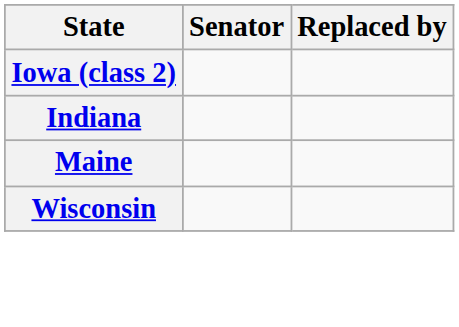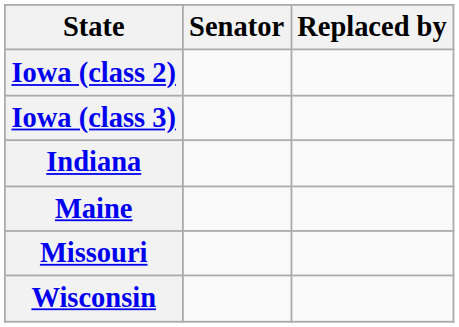+ row: (94, 117)
+ row: (94, 252)
